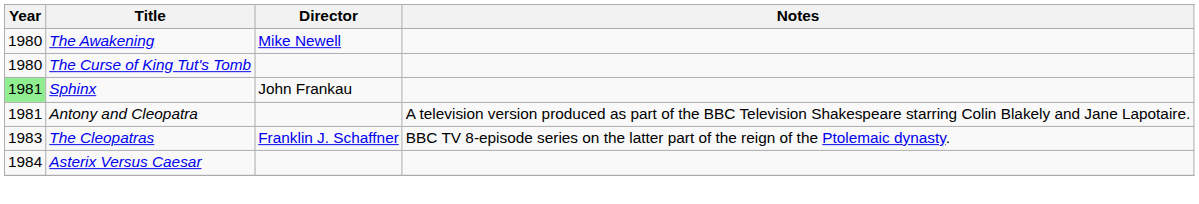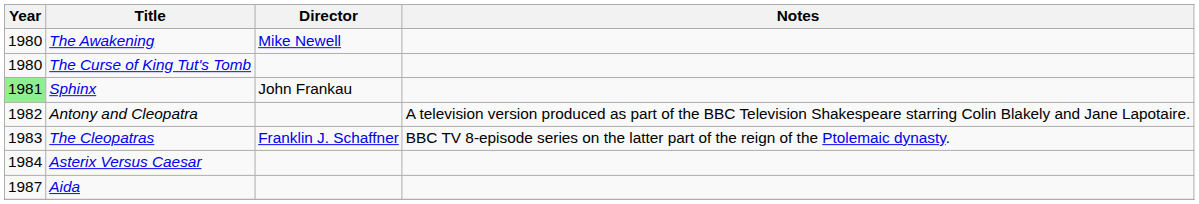(25, 114) 1981 -> (25, 114) 1982
+ row: (65, 187)
